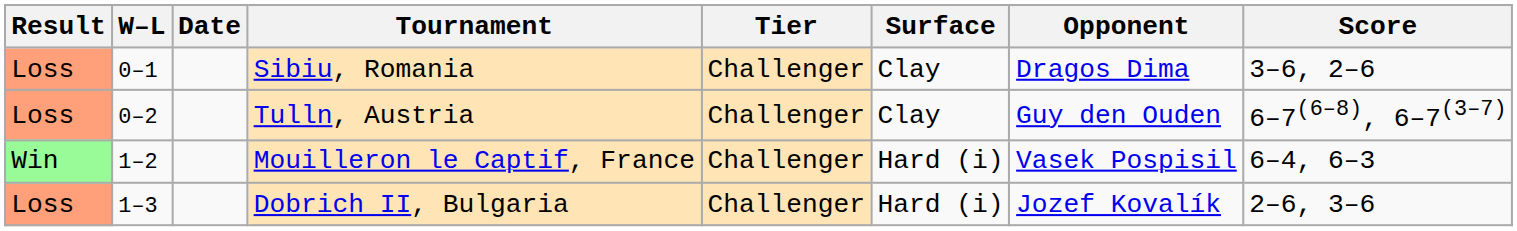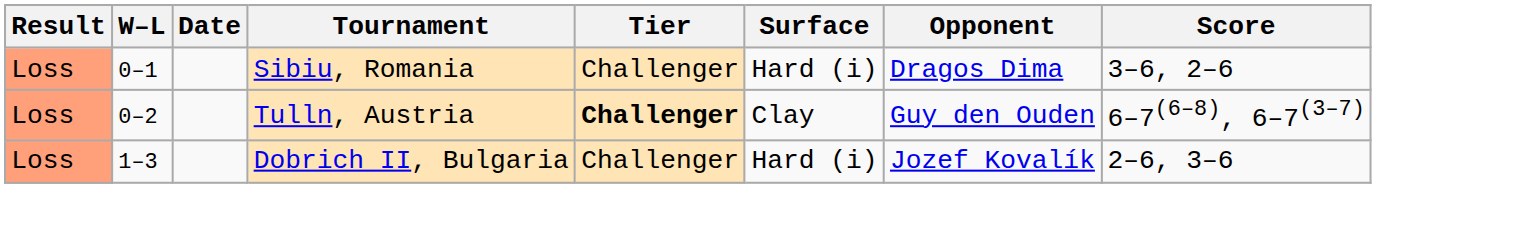(909, 69) Clay -> (814, 69) Hard (i)
(786, 115) normal -> (660, 115) bold
- row: (474, 162)
